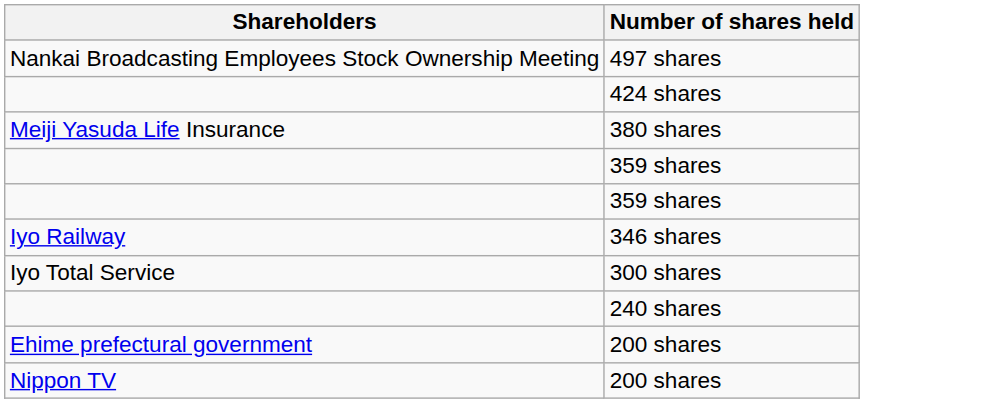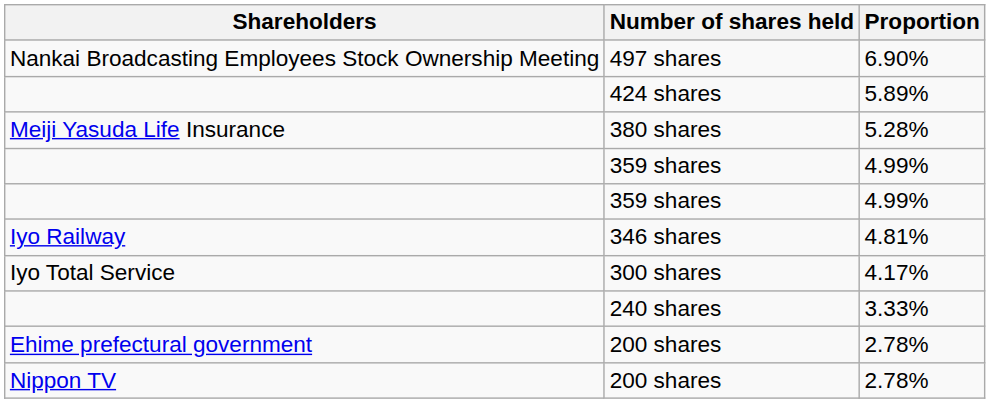+ column: (922, 22)
